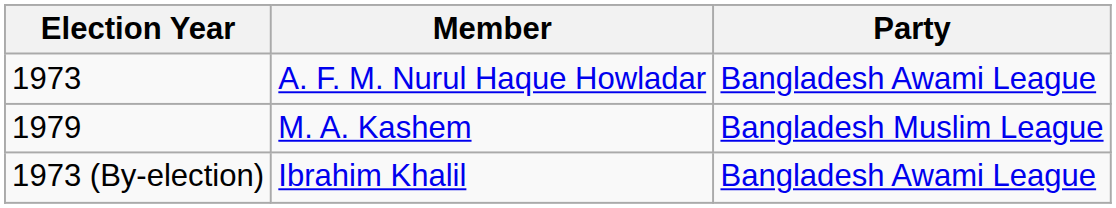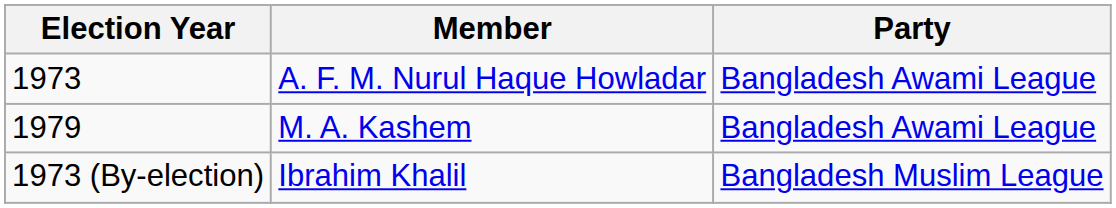(912, 127) Bangladesh Muslim League -> (908, 127) Bangladesh Awami League
(908, 176) Bangladesh Awami League -> (912, 176) Bangladesh Muslim League
